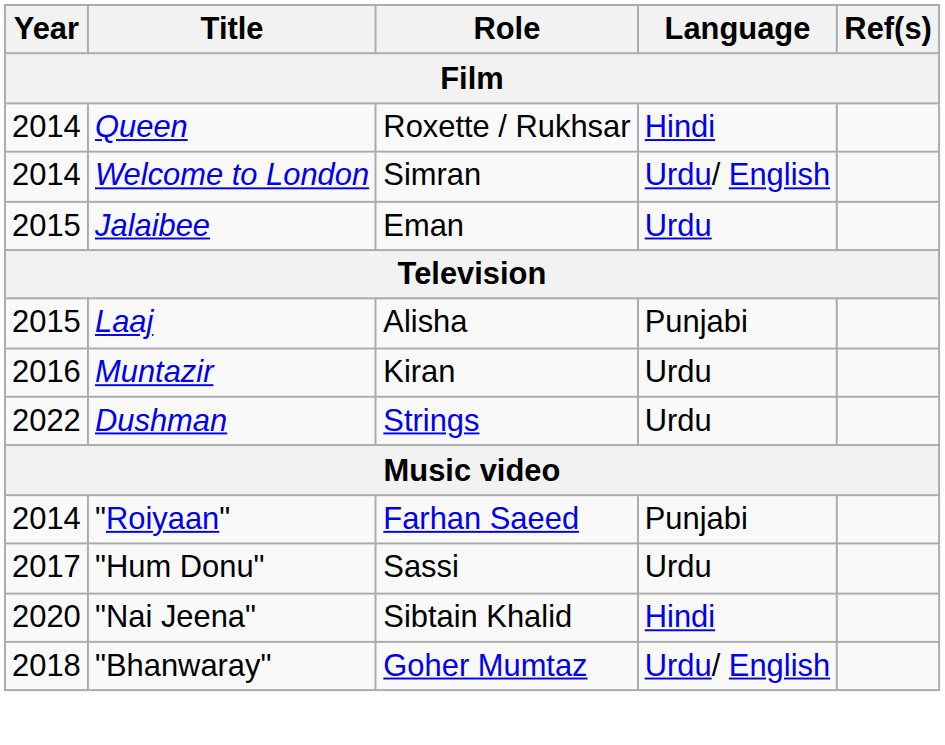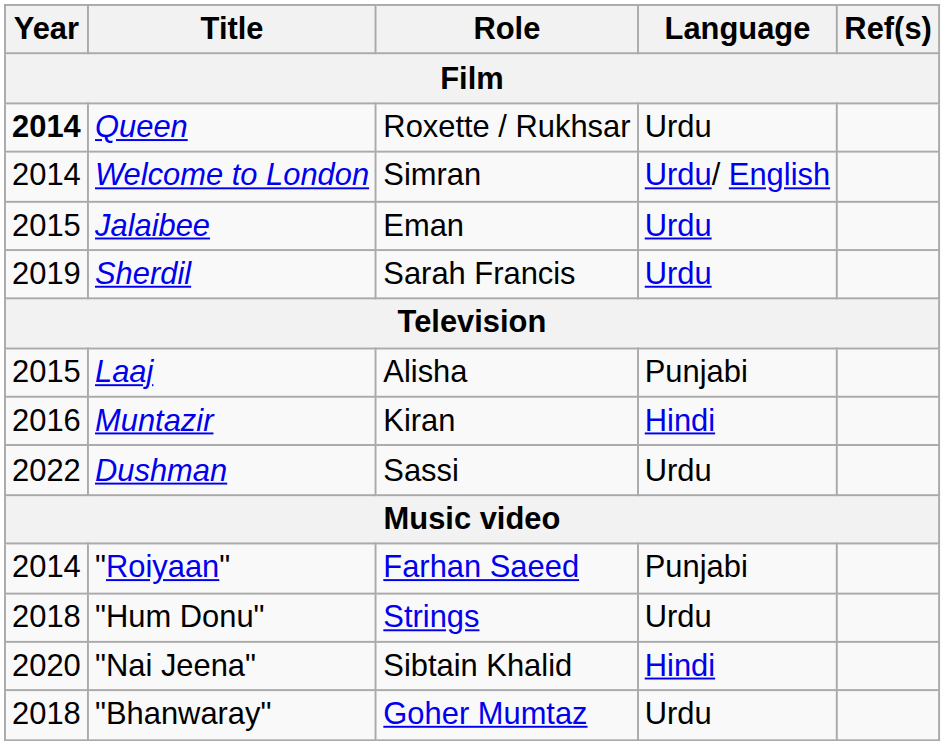(46, 126) normal -> (46, 126) bold
(680, 126) Hindi -> (678, 126) Urdu
+ row: (143, 273)
(678, 371) Urdu -> (680, 420) Hindi
(431, 420) Strings -> (421, 469) Sassi
(46, 567) 2017 -> (46, 616) 2018
(421, 567) Sassi -> (431, 616) Strings
(737, 665) Urdu/ English -> (678, 714) Urdu
